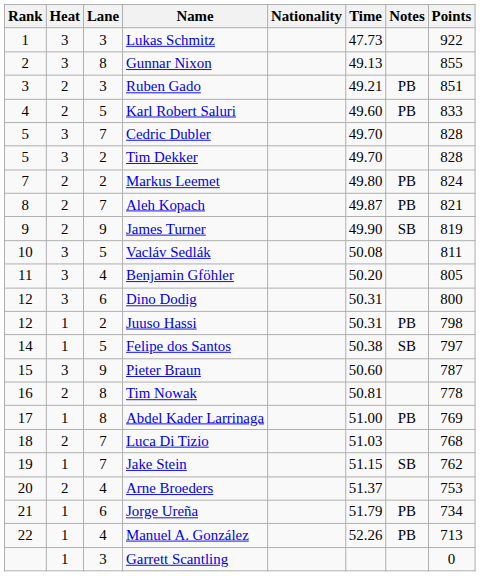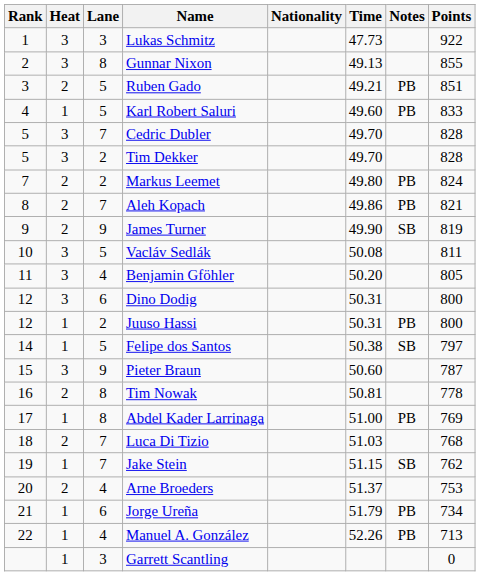(103, 87) 3 -> (103, 87) 5
(65, 110) 2 -> (65, 110) 1
(366, 205) 49.87 -> (366, 205) 49.86
(451, 323) 798 -> (451, 323) 800
